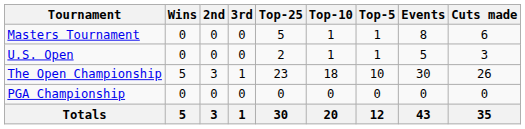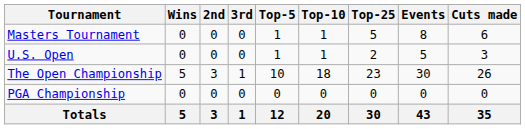columns swapped: (377, 14) <-> (281, 14)
